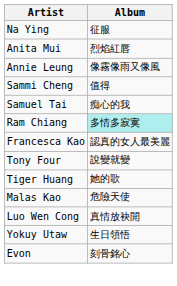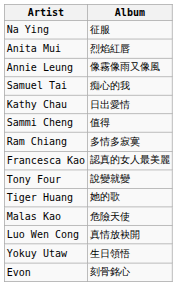rows swapped: (40, 86) <-> (37, 105)
+ row: (37, 105)
(115, 123) paleturquoise background -> (115, 141) no background
